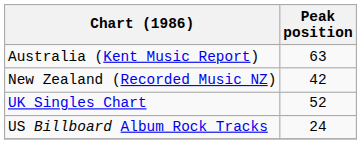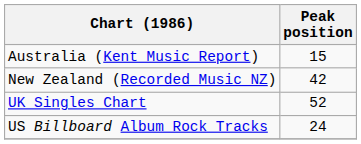(318, 56) 63 -> (318, 56) 15
